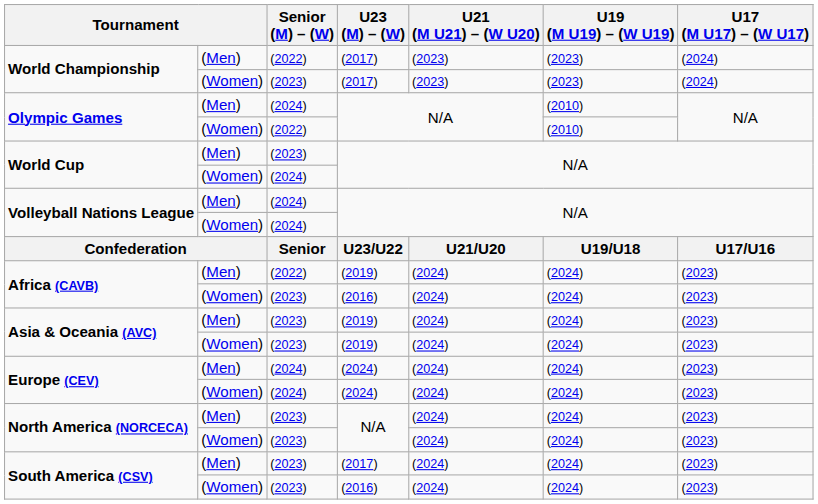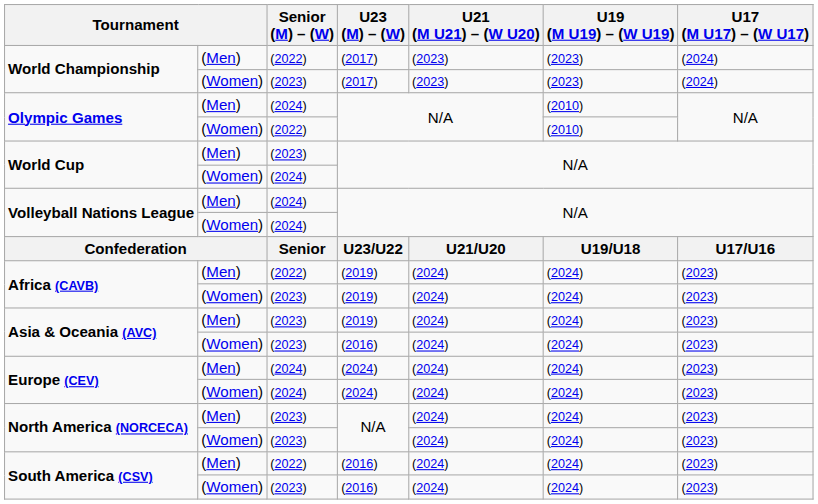(359, 297) (2016) -> (359, 297) (2019)
(359, 345) (2019) -> (359, 345) (2016)
(288, 465) (2023) -> (288, 465) (2022)
(359, 465) (2017) -> (359, 465) (2016)
